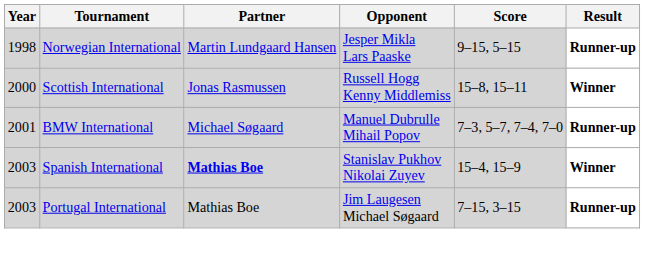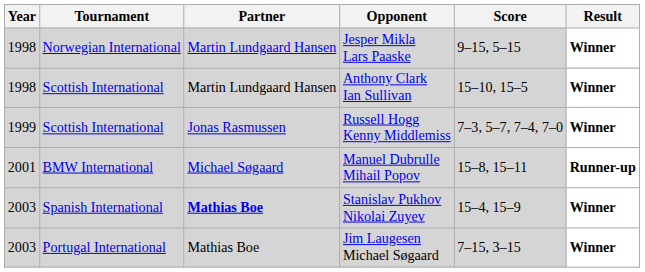(603, 48) Runner-up -> (593, 48) Winner
+ row: (385, 88)
(22, 88) 2000 -> (22, 128) 1999
(492, 88) 15–8, 15–11 -> (510, 128) 7–3, 5–7, 7–4, 7–0
(510, 128) 7–3, 5–7, 7–4, 7–0 -> (492, 167) 15–8, 15–11
(603, 207) Runner-up -> (593, 247) Winner
